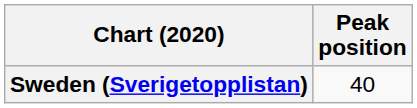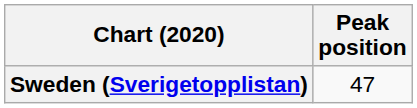(363, 84) 40 -> (363, 84) 47
